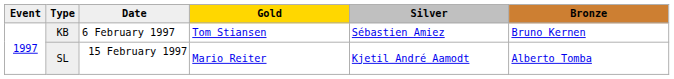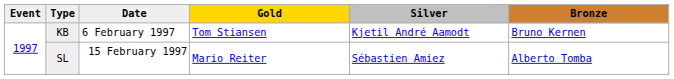(398, 33) Sébastien Amiez -> (411, 33) Kjetil André Aamodt
(411, 59) Kjetil André Aamodt -> (398, 59) Sébastien Amiez
